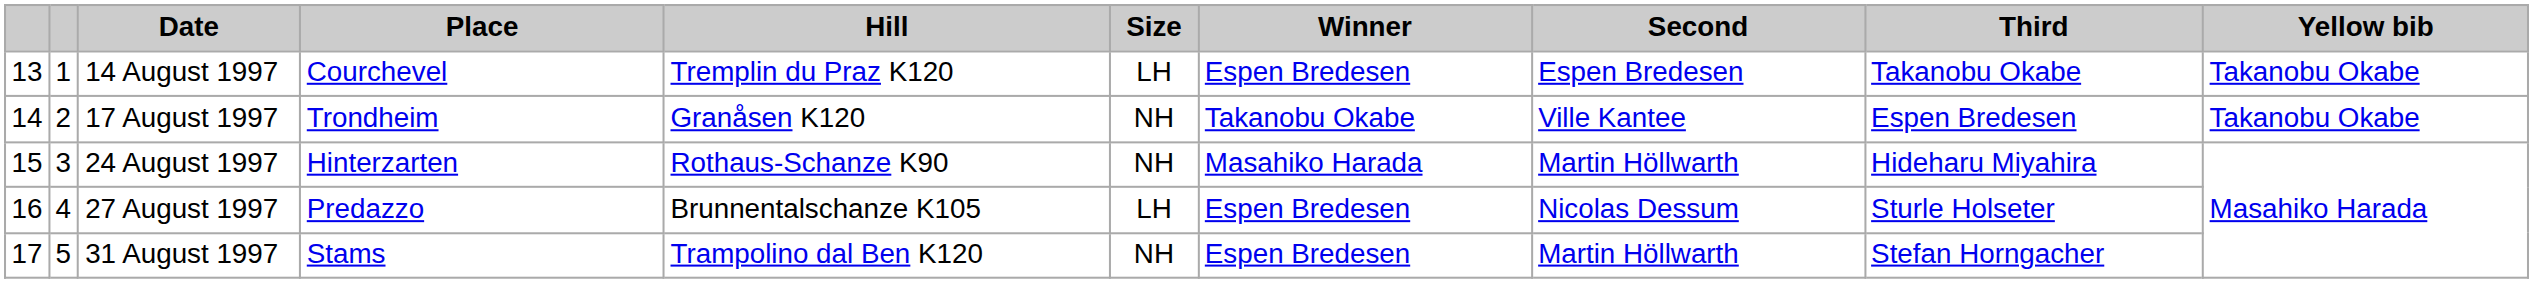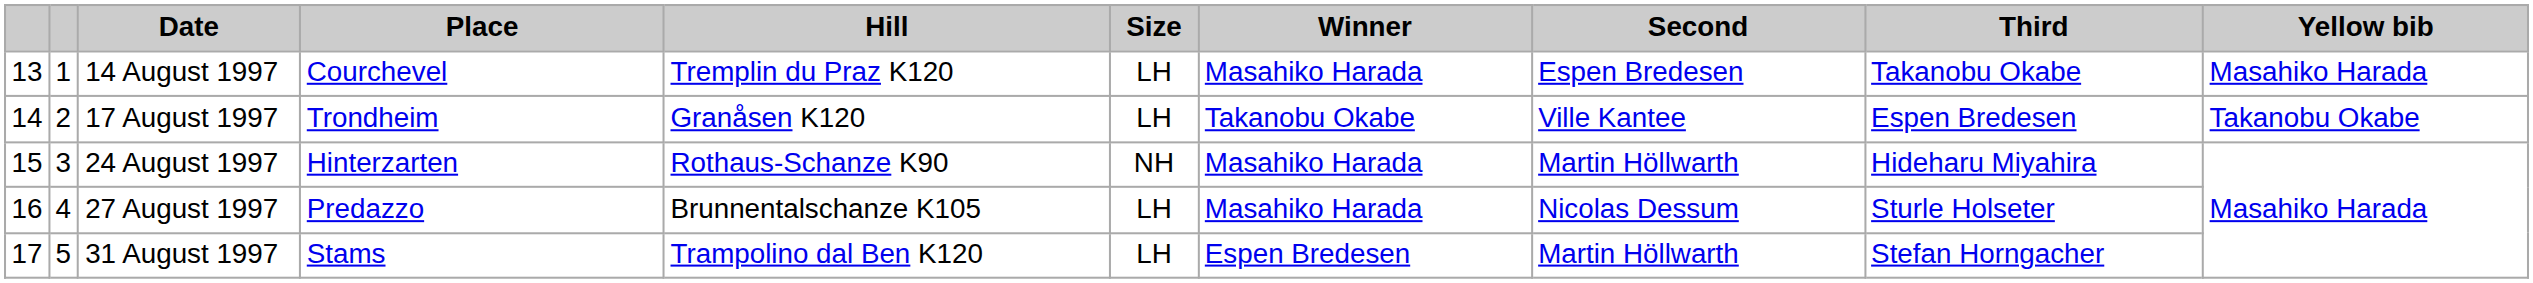(1308, 72) Espen Bredesen -> (1314, 72) Masahiko Harada
(2315, 72) Takanobu Okabe -> (2318, 72) Masahiko Harada
(1154, 117) NH -> (1154, 117) LH
(1308, 208) Espen Bredesen -> (1314, 208) Masahiko Harada
(1154, 254) NH -> (1154, 254) LH
